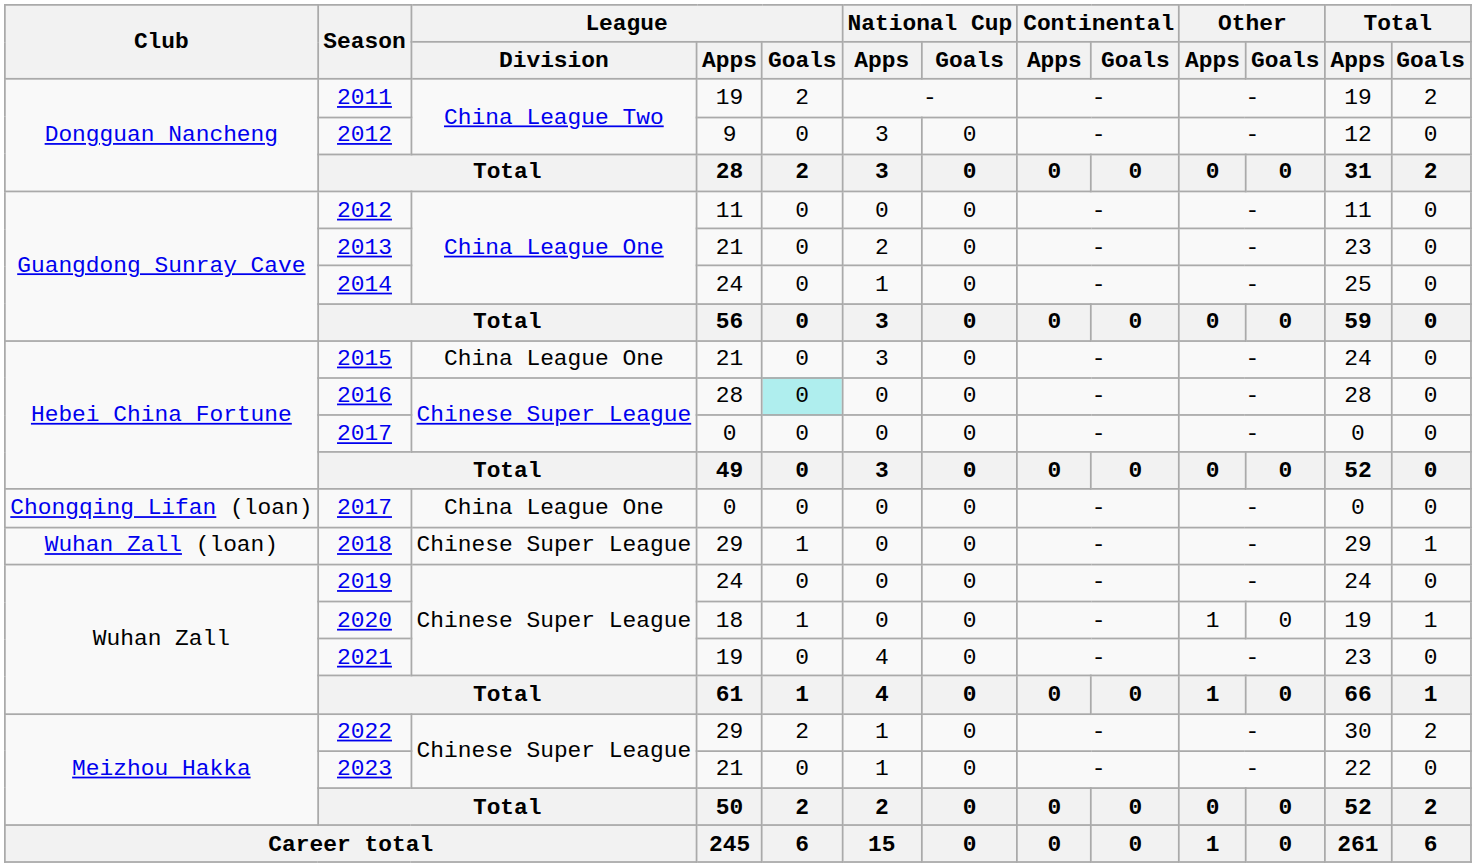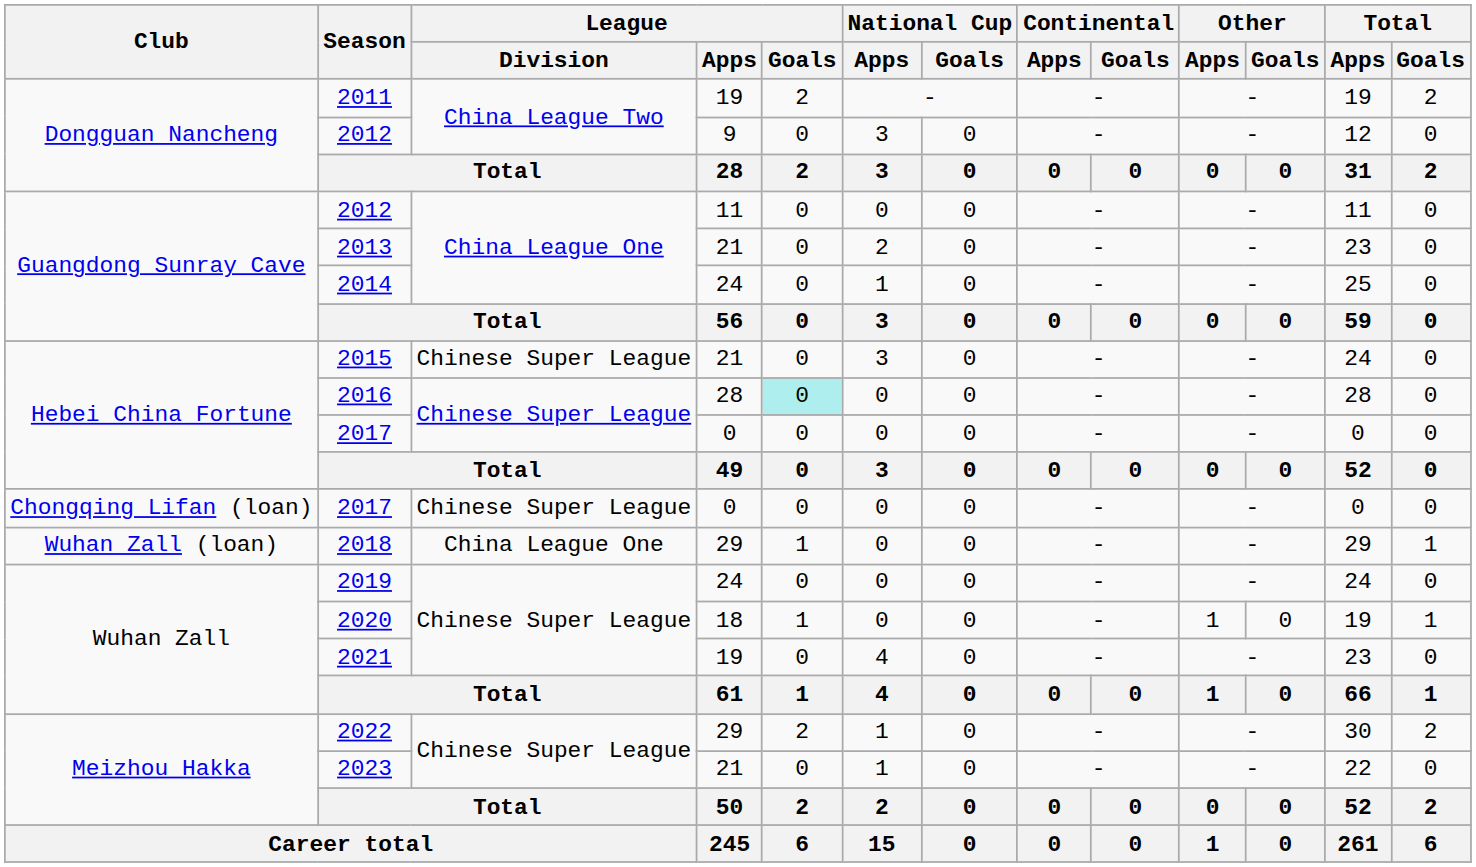(554, 359) China League One -> (554, 359) Chinese Super League
(554, 508) China League One -> (554, 508) Chinese Super League
(554, 546) Chinese Super League -> (554, 546) China League One
